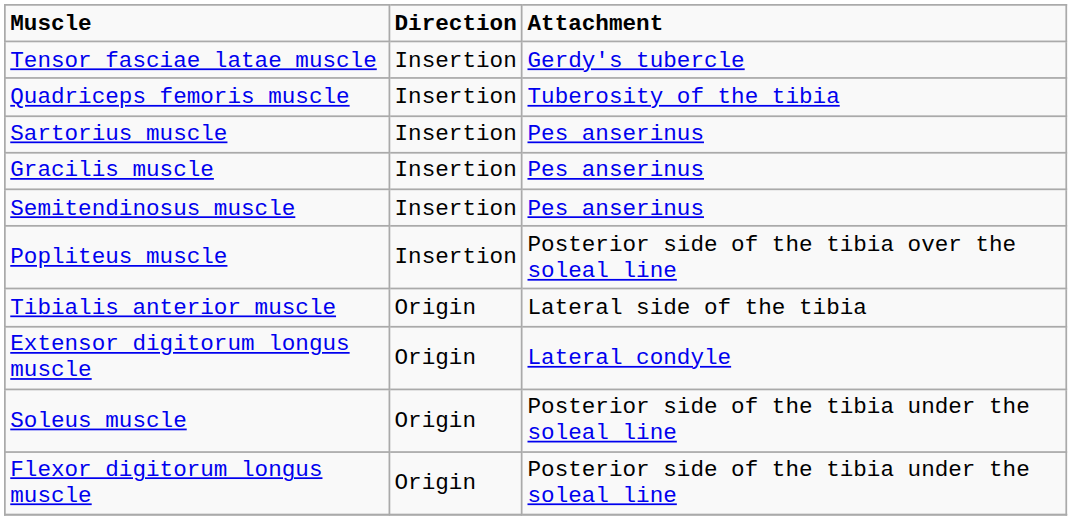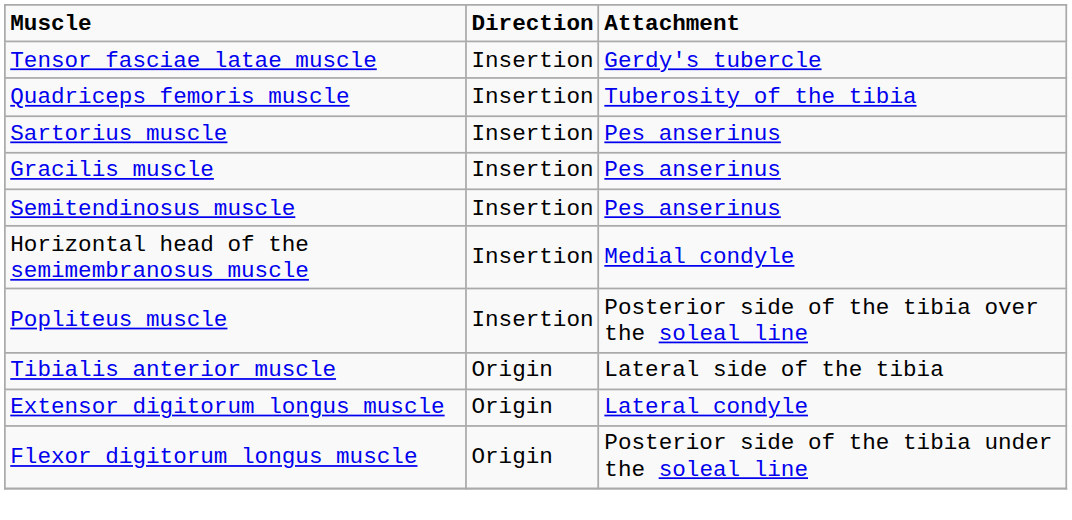+ row: (160, 258)
- row: (98, 420)
